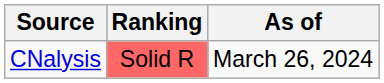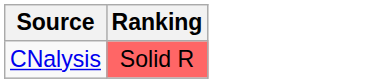- column: (293, 22)
